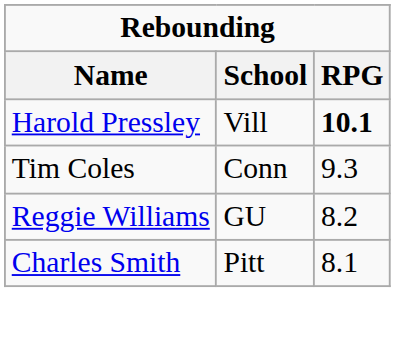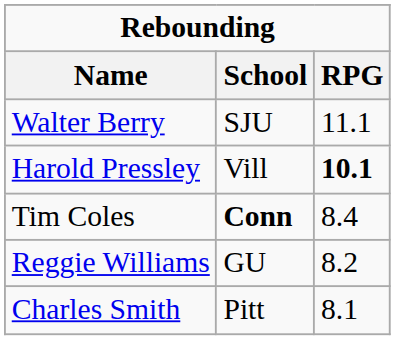+ row: (88, 121)
(255, 168) normal -> (258, 215) bold
(339, 168) 9.3 -> (339, 215) 8.4
